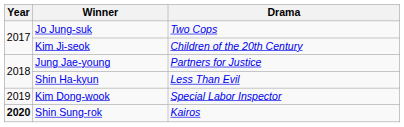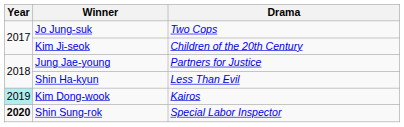(19, 96) no background -> (19, 96) paleturquoise background
(226, 96) Special Labor Inspector -> (185, 96) Kairos
(185, 113) Kairos -> (226, 113) Special Labor Inspector
